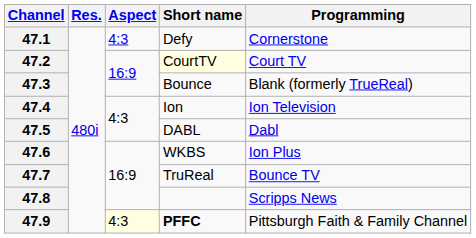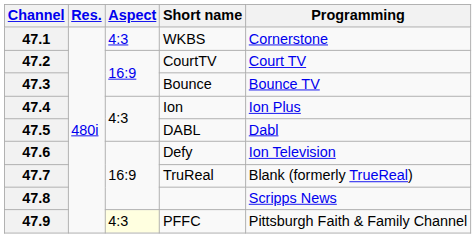(178, 38) Defy -> (184, 38) WKBS
(190, 61) lightyellow background -> (190, 61) no background
(331, 84) Blank (formerly TrueReal) -> (284, 84) Bounce TV
(292, 107) Ion Television -> (275, 107) Ion Plus
(184, 152) WKBS -> (178, 152) Defy
(275, 152) Ion Plus -> (292, 152) Ion Television
(284, 175) Bounce TV -> (331, 175) Blank (formerly TrueReal)
(182, 221) bold -> (182, 221) normal
